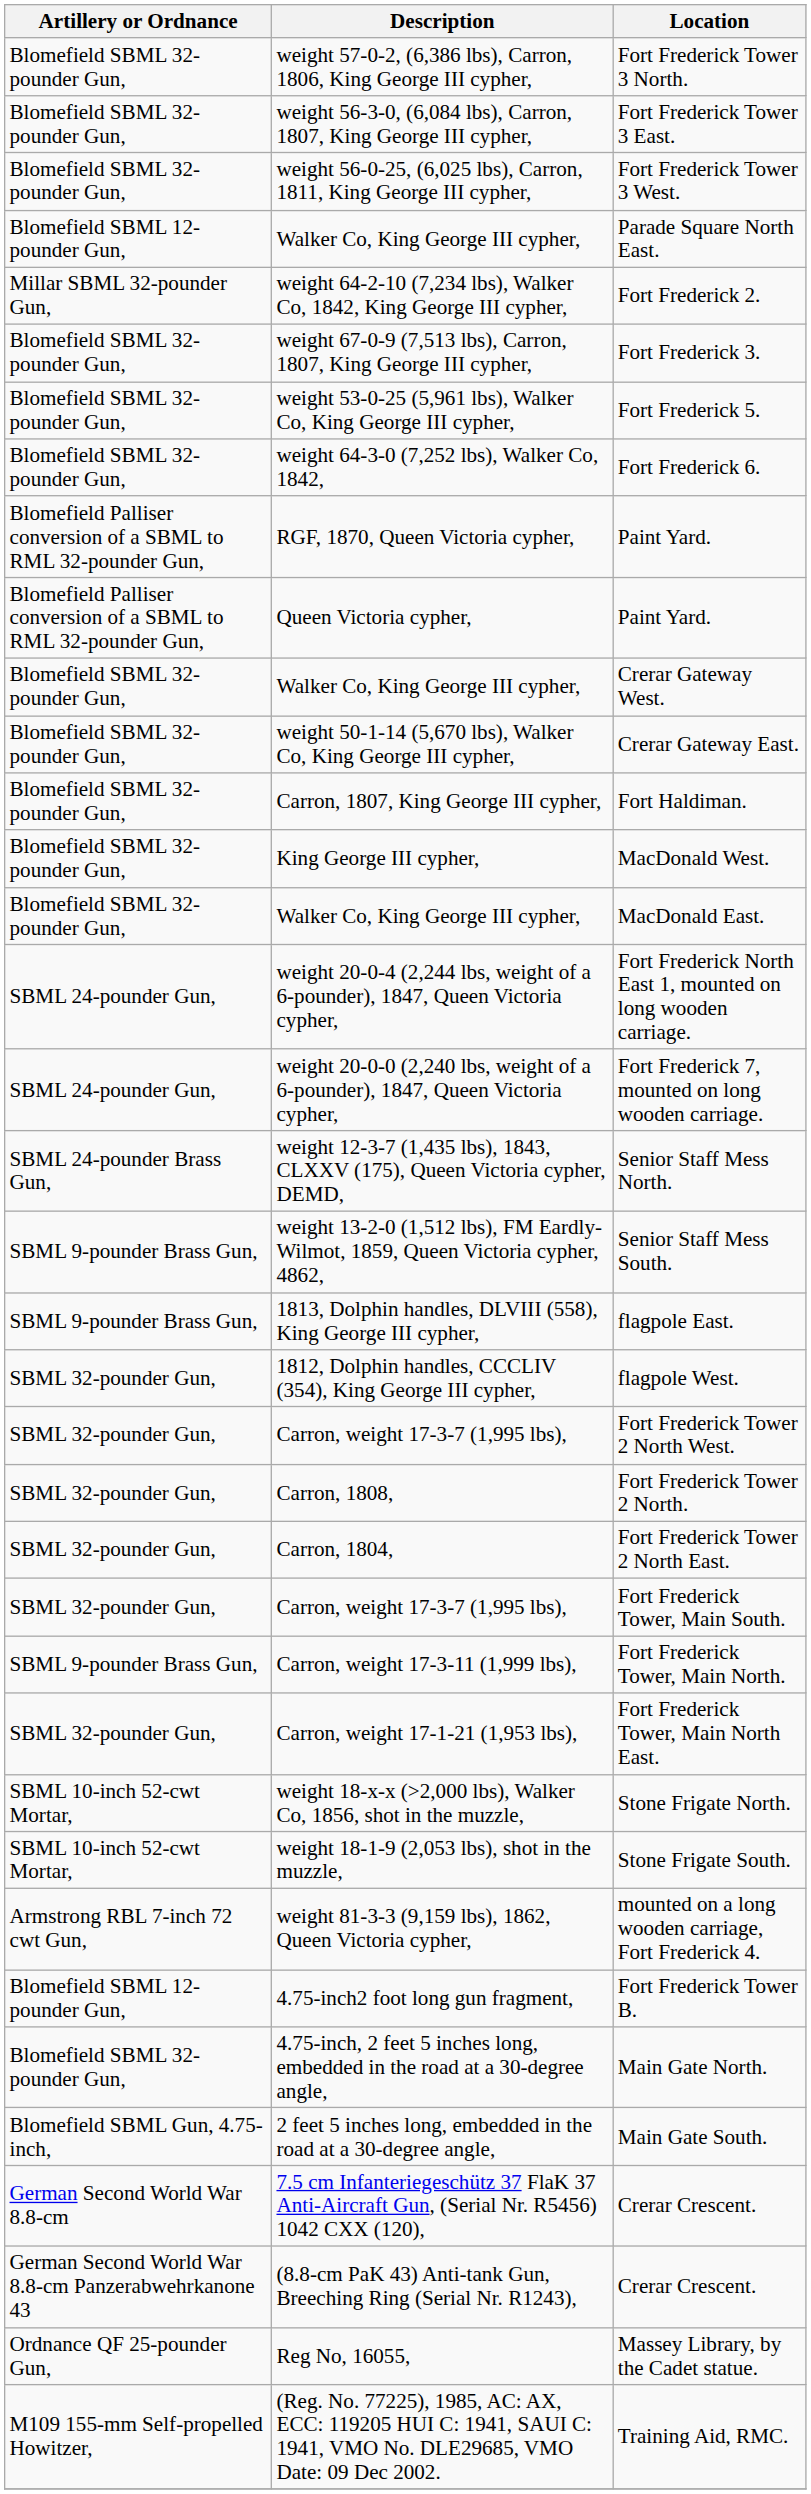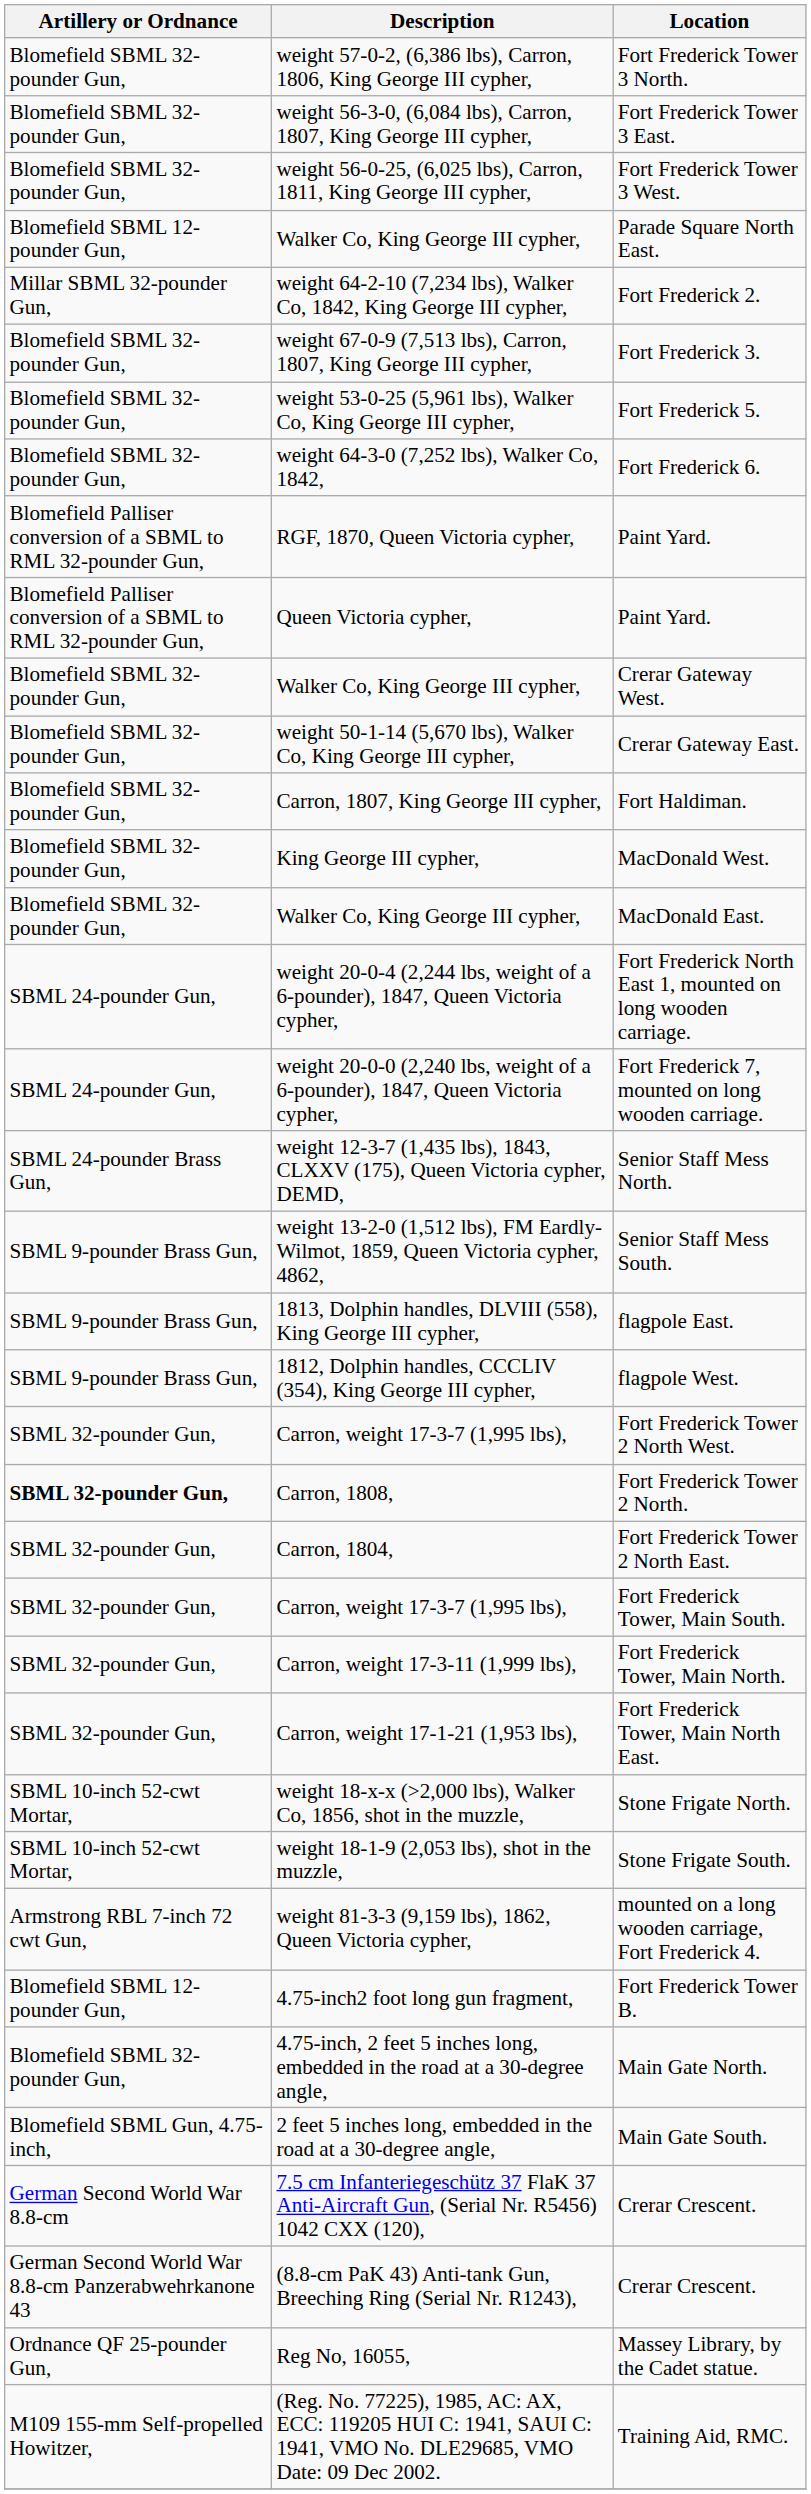(113, 1378) SBML 32-pounder Gun, -> (134, 1378) SBML 9-pounder Brass Gun,
(113, 1492) normal -> (119, 1492) bold
(134, 1664) SBML 9-pounder Brass Gun, -> (113, 1664) SBML 32-pounder Gun,
